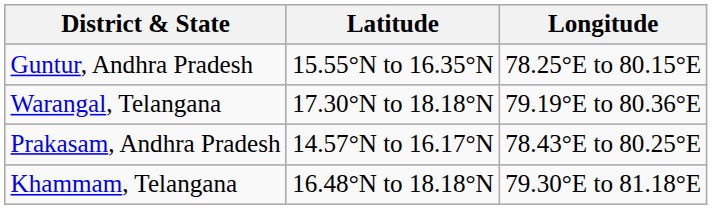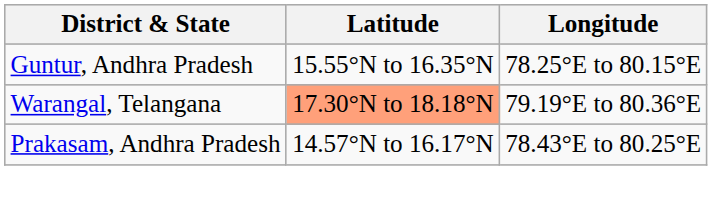(393, 104) no background -> (393, 104) lightsalmon background
- row: (124, 183)
